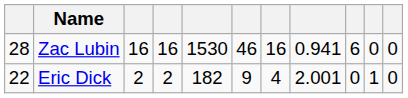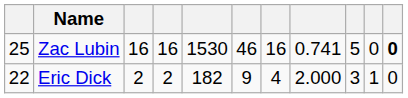(19, 48) 28 -> (19, 48) 25
(318, 48) 0.941 -> (318, 48) 0.741
(355, 48) 6 -> (355, 48) 5
(393, 48) normal -> (393, 48) bold
(318, 78) 2.001 -> (318, 78) 2.000
(355, 78) 0 -> (355, 78) 3
